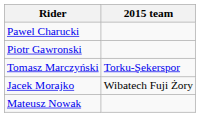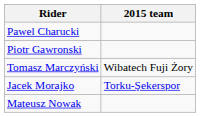(142, 67) Torku-Şekerspor -> (148, 67) Wibatech Fuji Żory
(148, 85) Wibatech Fuji Żory -> (142, 85) Torku-Şekerspor
